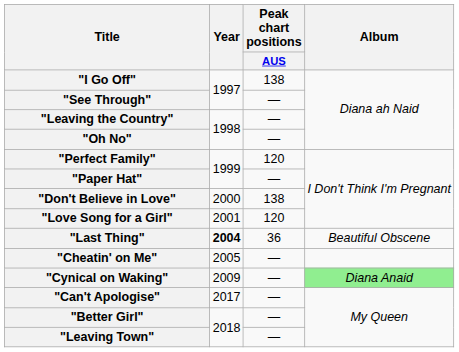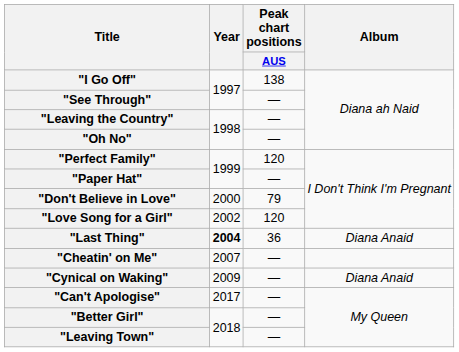(274, 198) 138 -> (274, 198) 79
(227, 218) 2001 -> (227, 218) 2002
(379, 238) Beautiful Obscene -> (379, 238) Diana Anaid
(227, 258) 2005 -> (227, 258) 2007
(379, 277) lightgreen background -> (379, 277) no background
